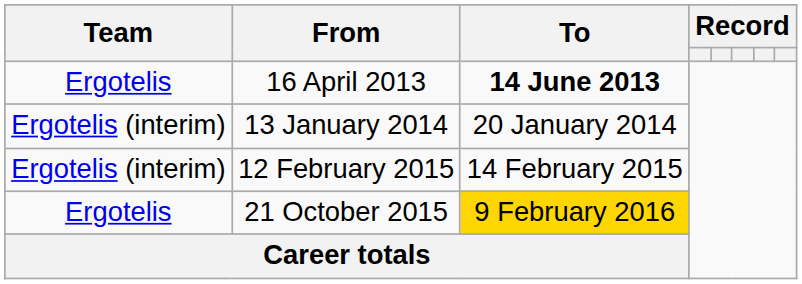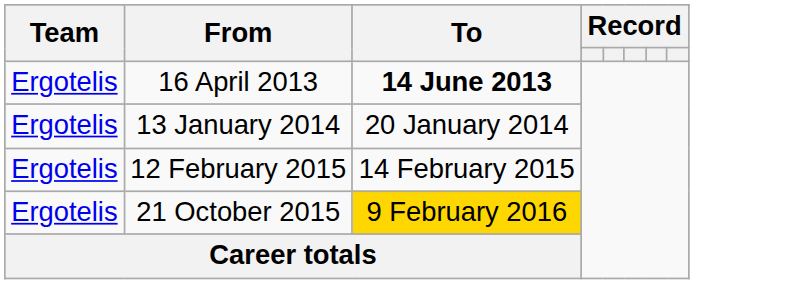(118, 125) Ergotelis (interim) -> (64, 125) Ergotelis
(118, 168) Ergotelis (interim) -> (64, 168) Ergotelis
